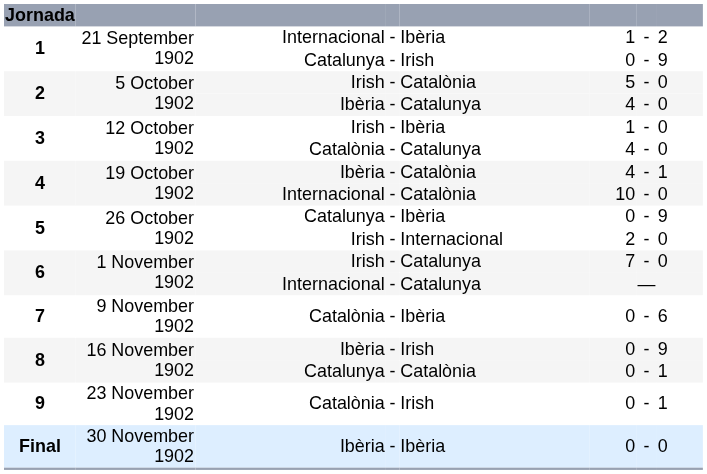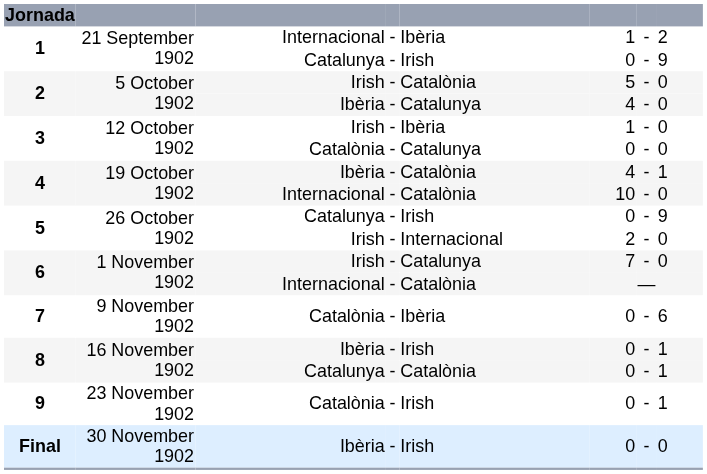(630, 149) 4 -> (630, 149) 0
(423, 216) Ibèria -> (417, 216) Irish
(441, 283) Catalunya -> (438, 283) Catalònia
(663, 348) 9 -> (663, 348) 1
(423, 446) Ibèria -> (417, 446) Irish
